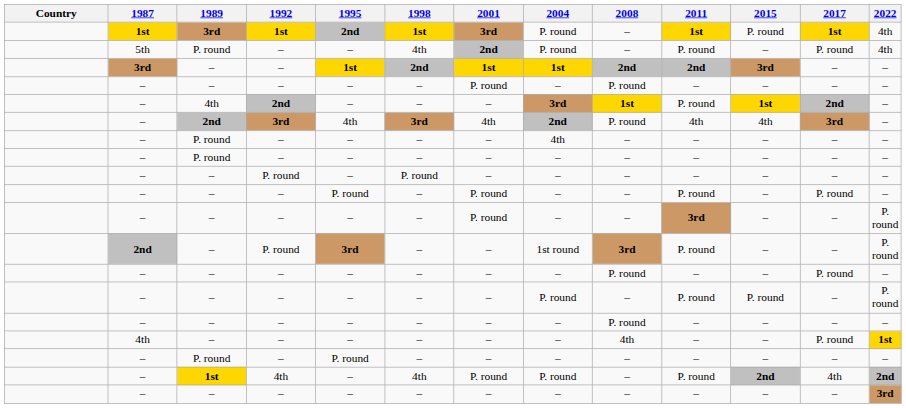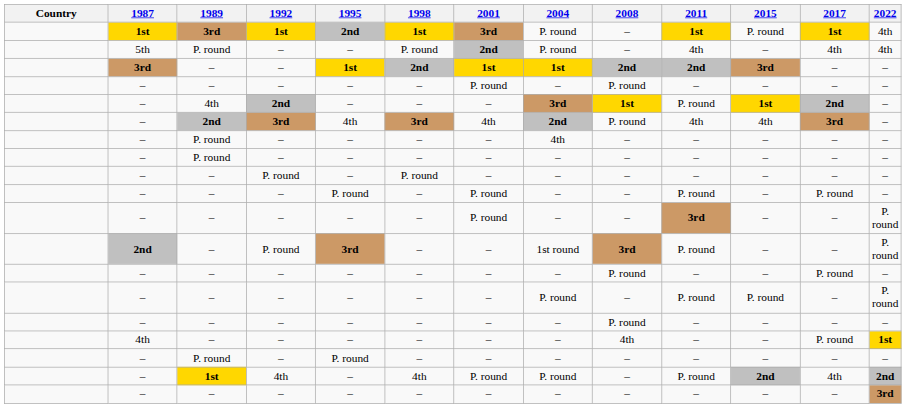(419, 49) 4th -> (419, 49) P. round
(696, 49) P. round -> (696, 49) 4th
(835, 49) P. round -> (835, 49) 4th
